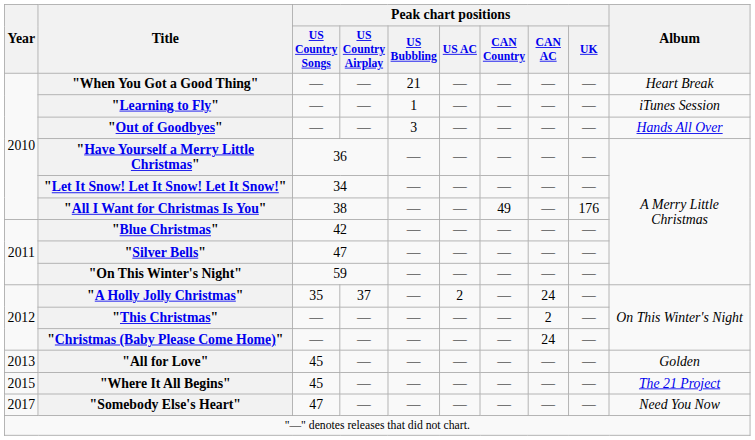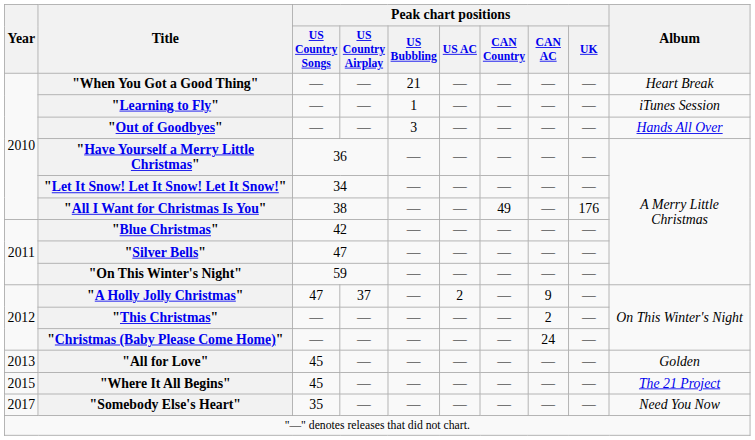(316, 295) 35 -> (316, 295) 47
(548, 295) 24 -> (548, 295) 9
(316, 405) 47 -> (316, 405) 35
